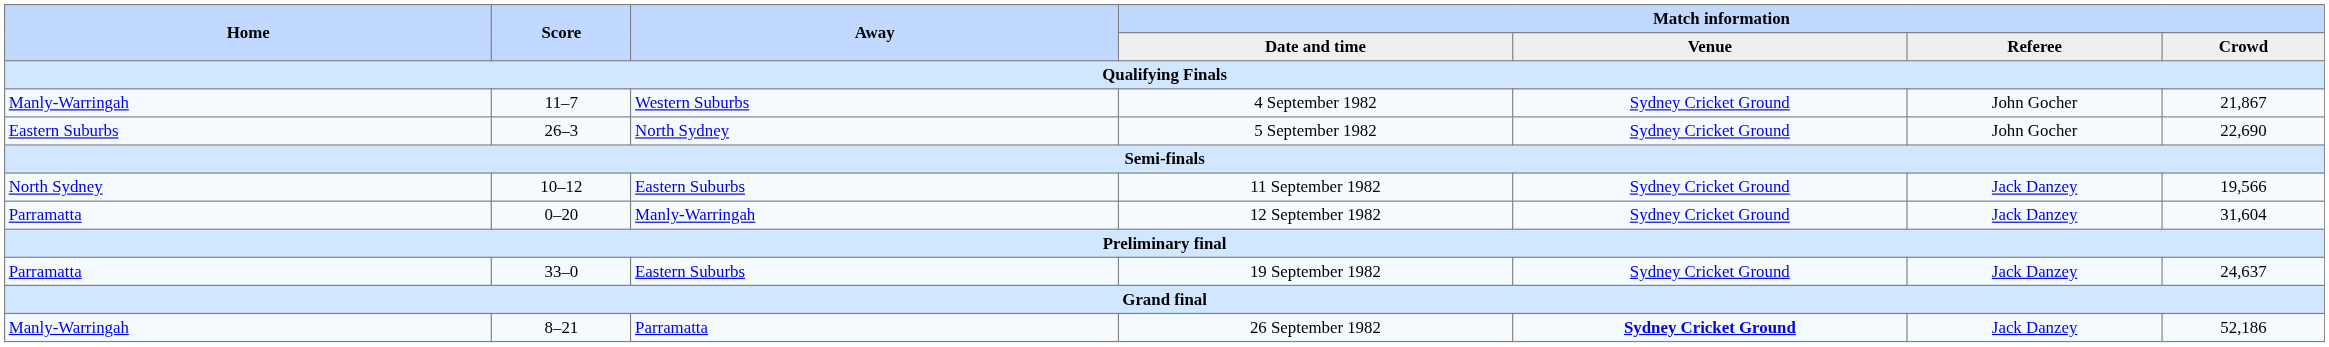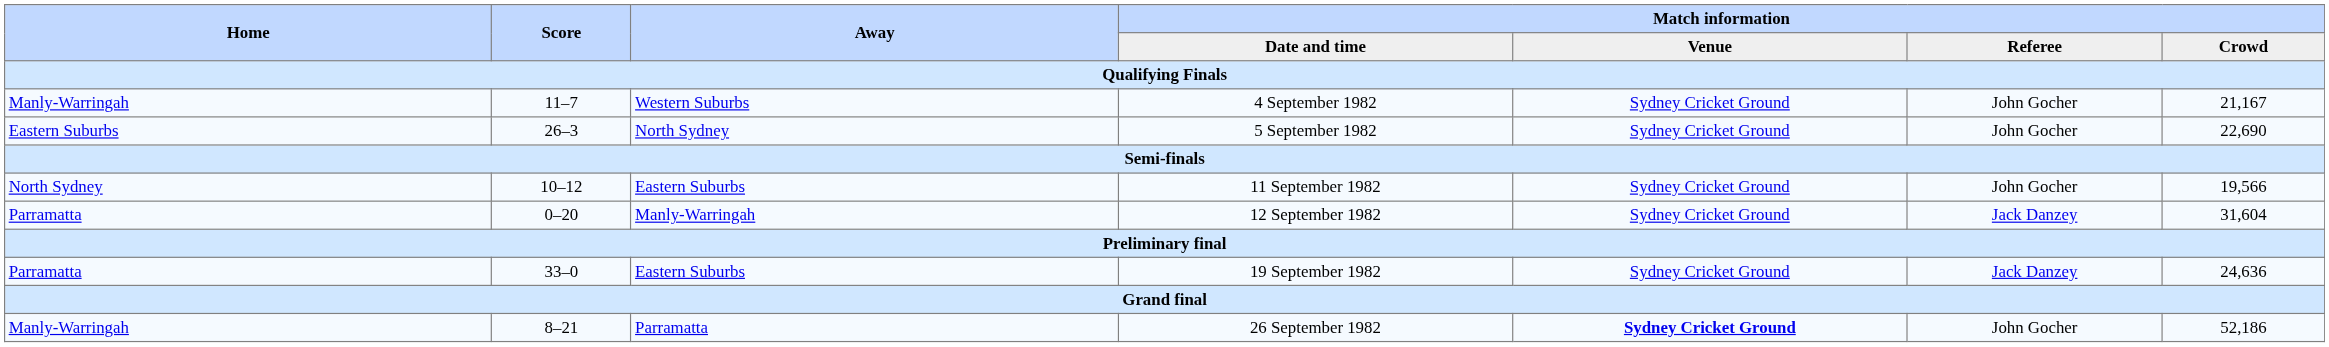(2243, 102) 21,867 -> (2243, 102) 21,167
(2035, 187) Jack Danzey -> (2035, 187) John Gocher
(2243, 271) 24,637 -> (2243, 271) 24,636
(2035, 327) Jack Danzey -> (2035, 327) John Gocher
